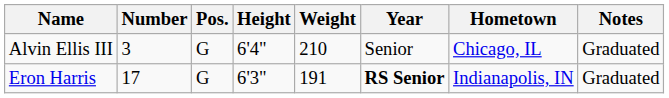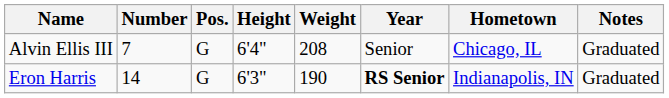(126, 48) 3 -> (126, 48) 7
(313, 48) 210 -> (313, 48) 208
(131, 78) 17 -> (131, 78) 14
(313, 78) 191 -> (313, 78) 190
